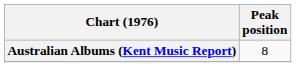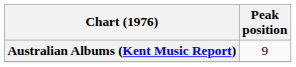(265, 51) 8 -> (265, 51) 9
